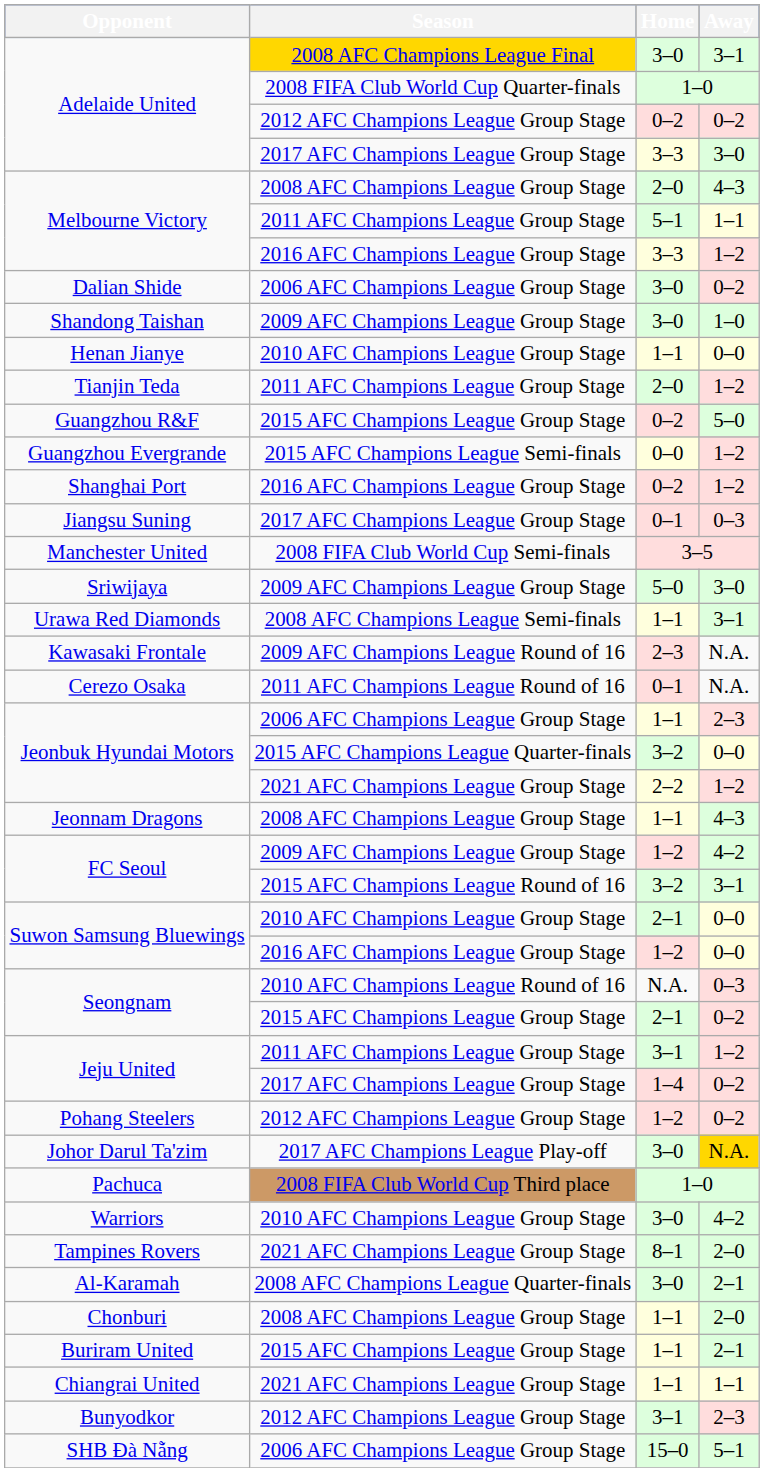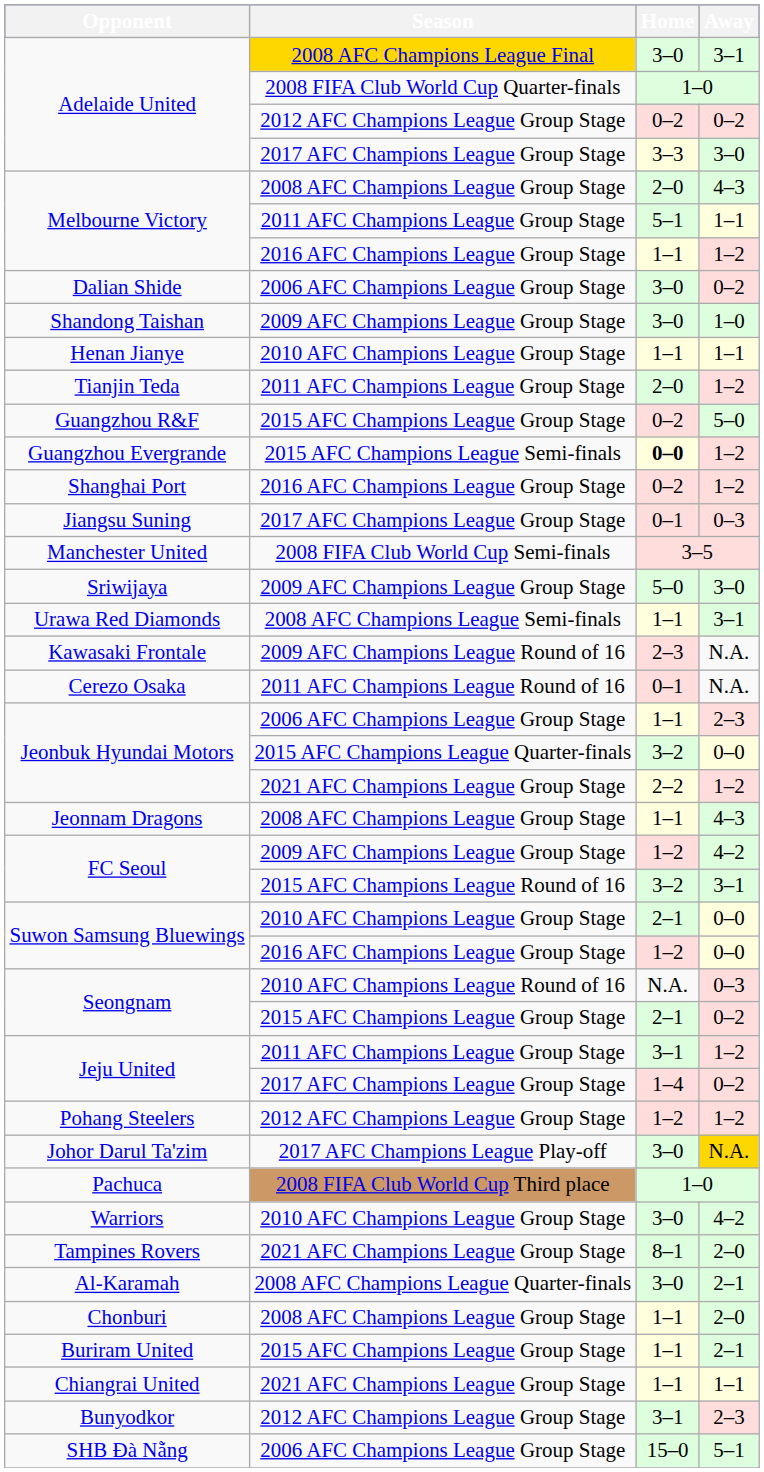(668, 253) 3–3 -> (668, 253) 1–1
(729, 353) 0–0 -> (729, 353) 1–1
(668, 453) normal -> (668, 453) bold
(729, 1118) 0–2 -> (729, 1118) 1–2
